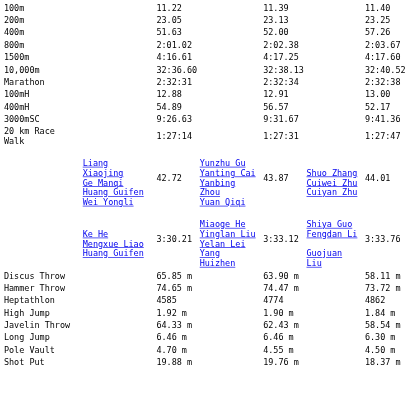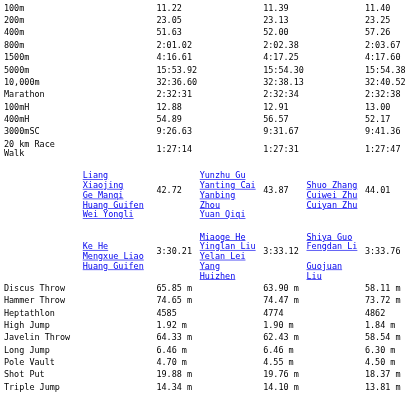+ row: (17, 70)
+ row: (32, 387)
